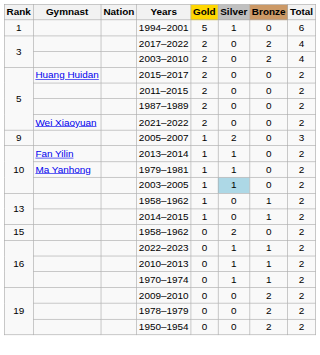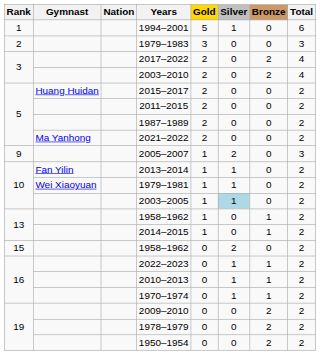+ row: (19, 43)
(66, 122) Wei Xiaoyuan -> (63, 138) Ma Yanhong
(63, 169) Ma Yanhong -> (66, 185) Wei Xiaoyuan
